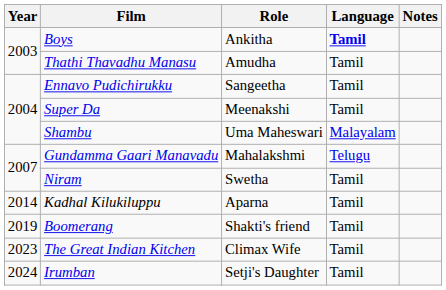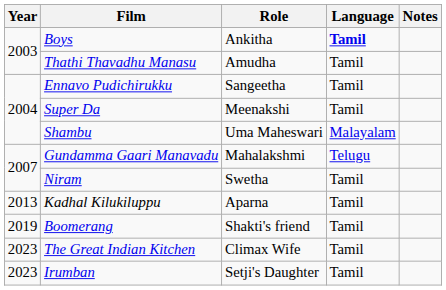(23, 202) 2014 -> (23, 202) 2013
(23, 272) 2024 -> (23, 272) 2023
